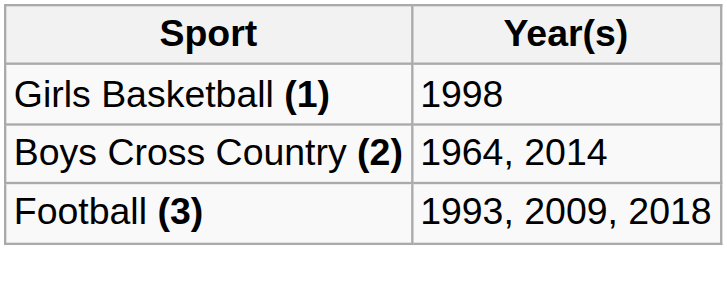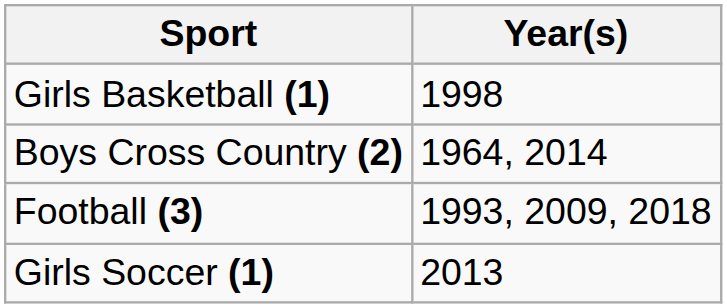+ row: (144, 271)
